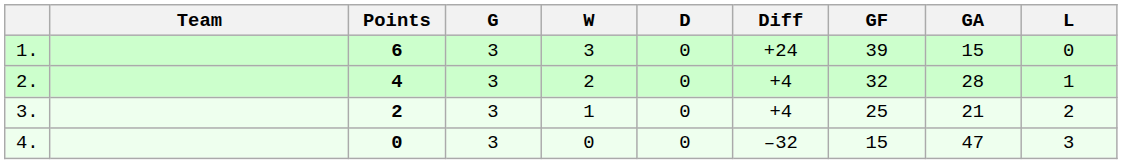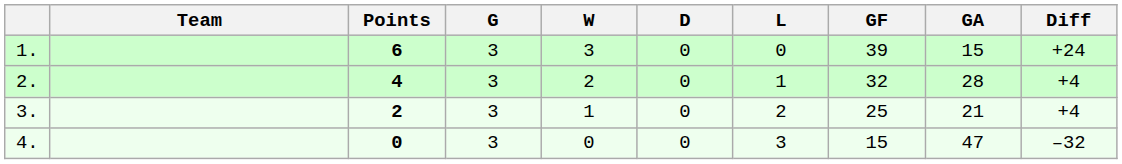columns swapped: (1069, 20) <-> (781, 20)
